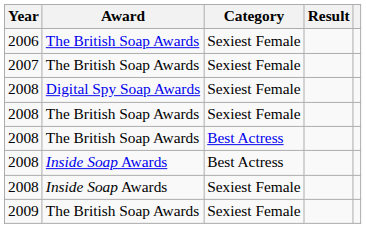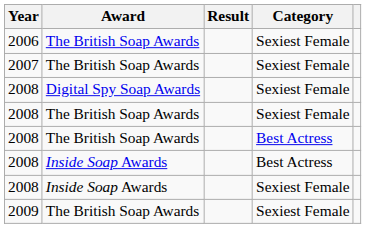columns swapped: (254, 16) <-> (329, 16)
